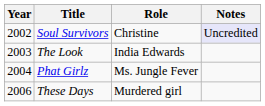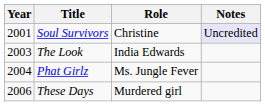(19, 33) 2002 -> (19, 33) 2001
